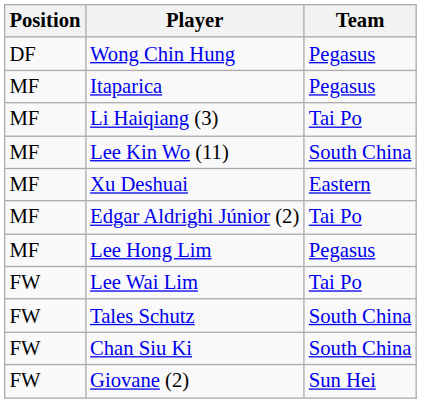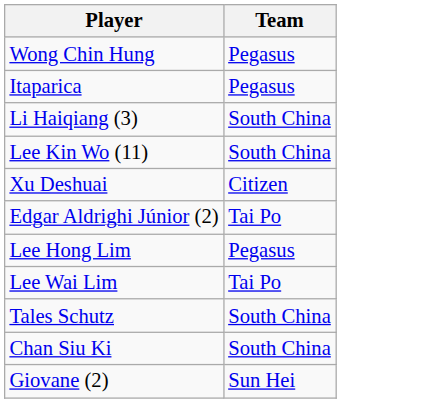- column: (45, 20)
(335, 119) Tai Po -> (279, 119) South China
(340, 184) Eastern -> (258, 184) Citizen
